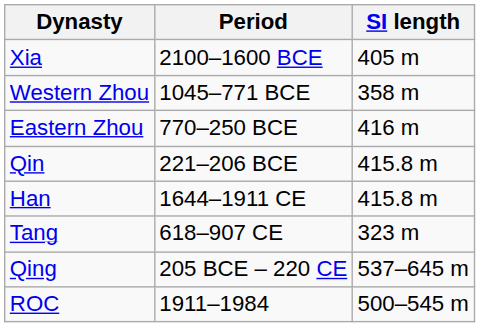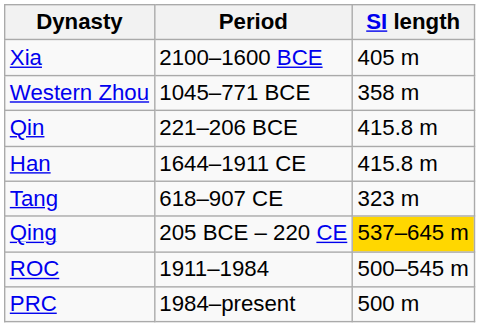- row: (77, 127)
(413, 269) no background -> (413, 233) gold background
+ row: (33, 304)
